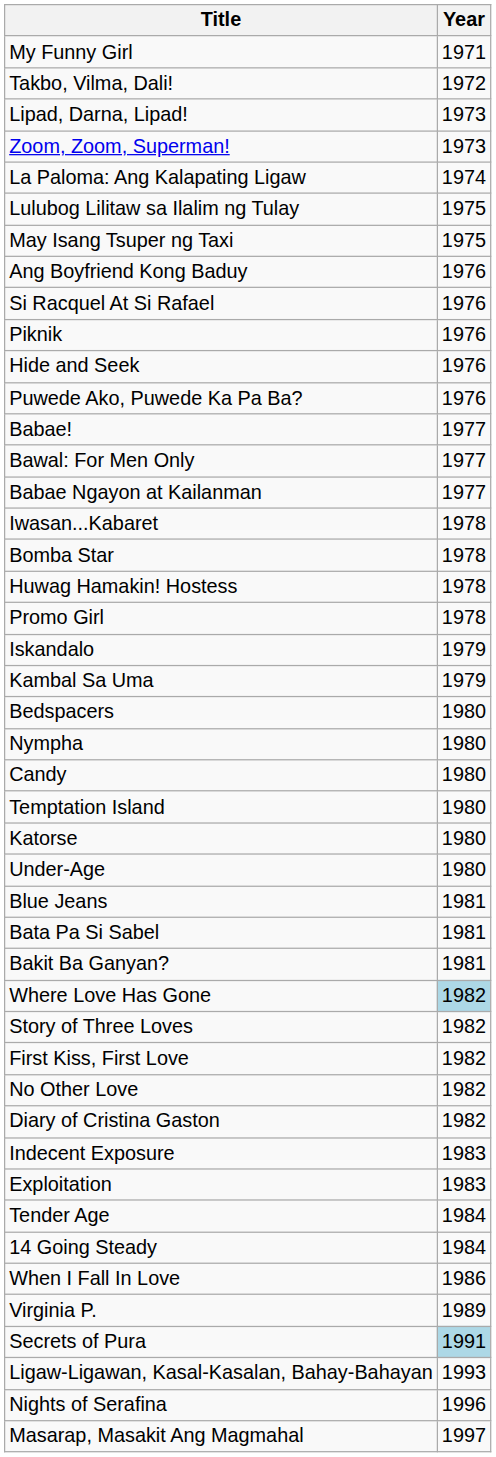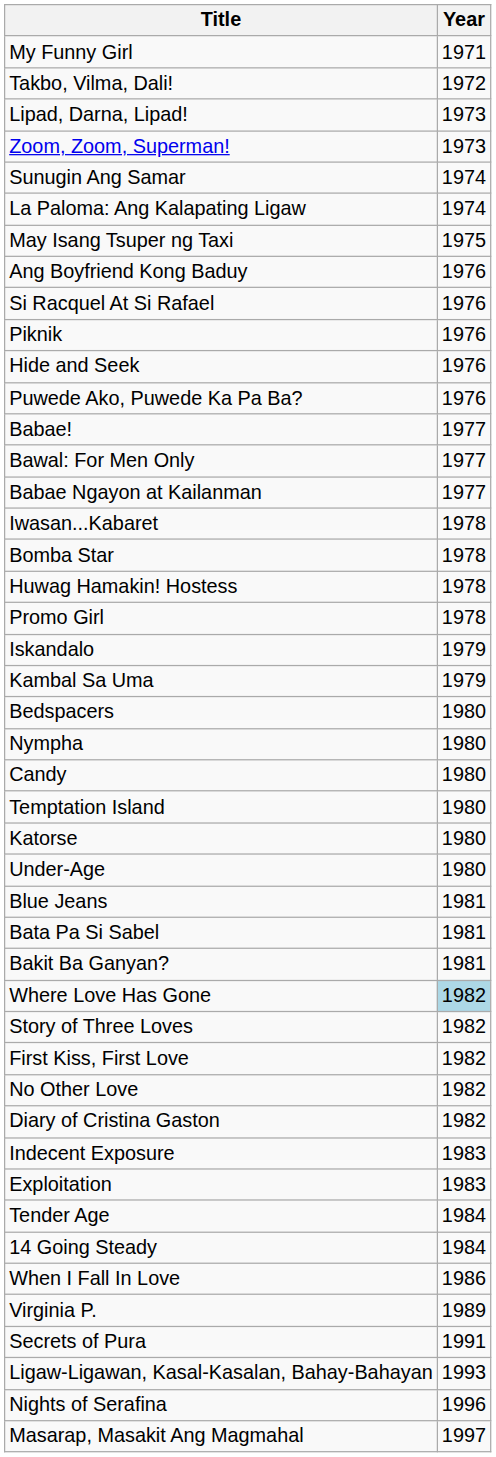+ row: (97, 177)
- row: (154, 209)
(464, 1341) lightblue background -> (464, 1341) no background
